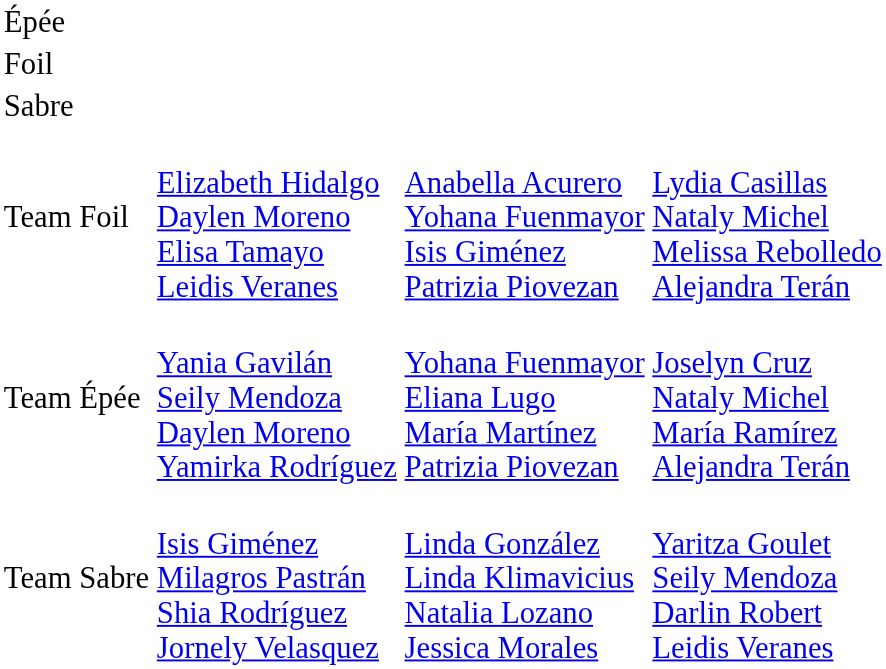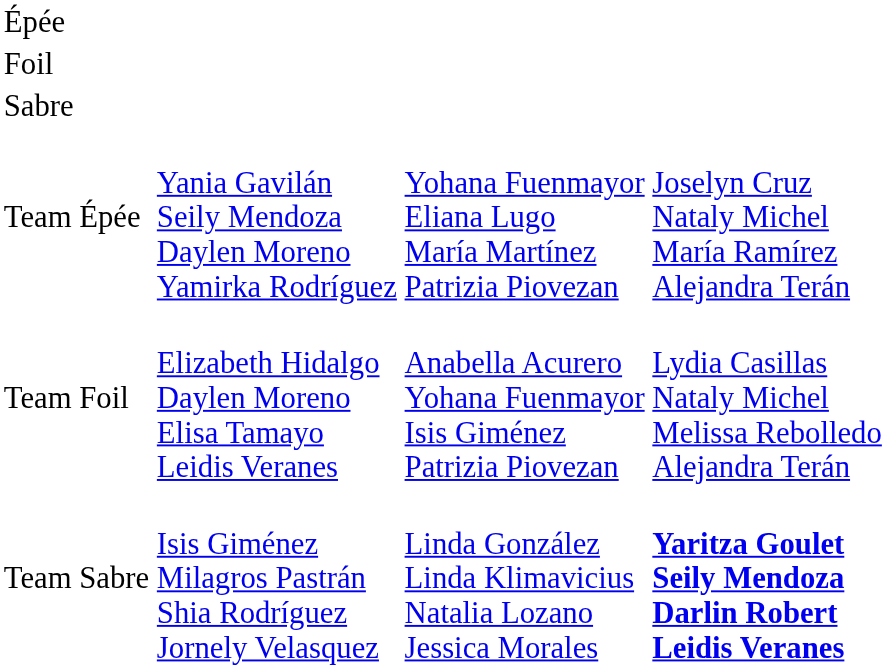rows swapped: (72, 397) <-> (66, 217)
(745, 595) normal -> (748, 595) bold
